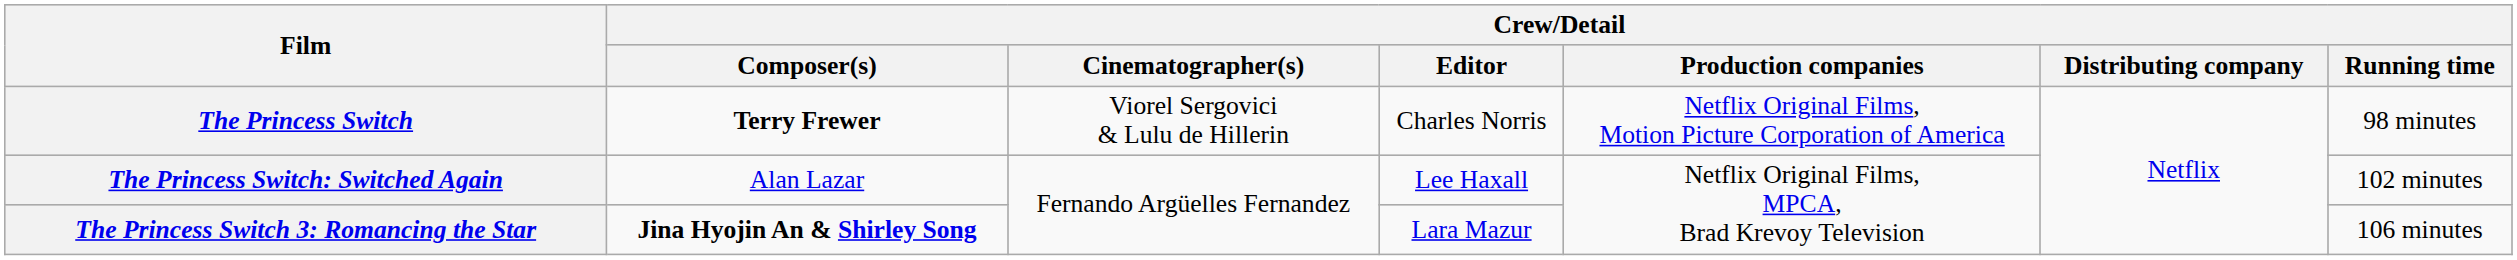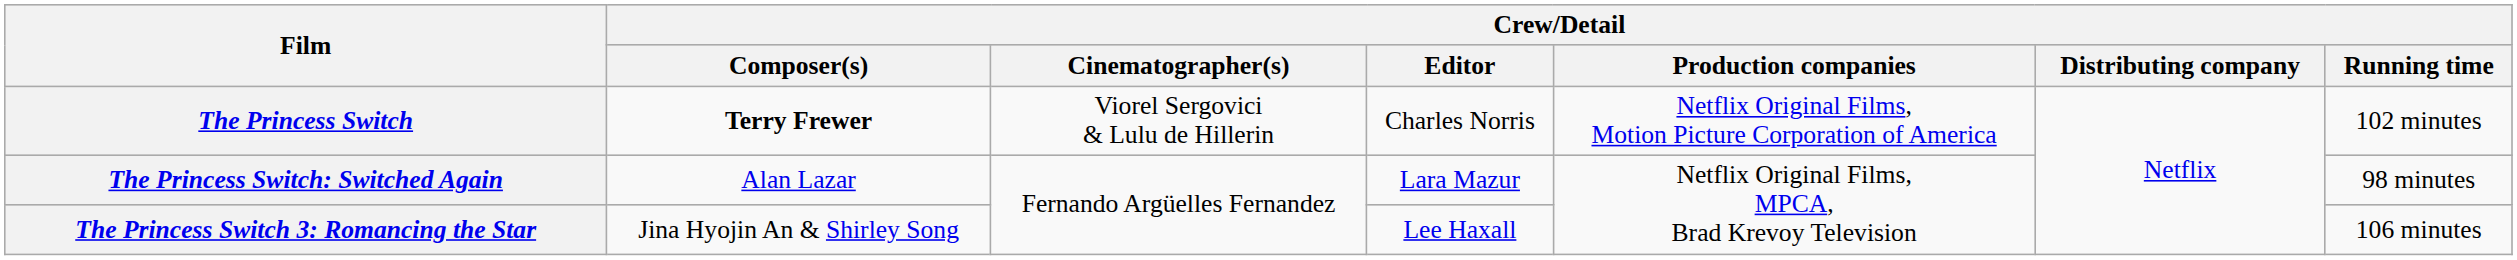(2420, 120) 98 minutes -> (2419, 120) 102 minutes
(1472, 179) Lee Haxall -> (1460, 179) Lara Mazur
(2420, 179) 102 minutes -> (2419, 179) 98 minutes
(807, 228) bold -> (799, 228) normal
(1472, 228) Lara Mazur -> (1460, 228) Lee Haxall
